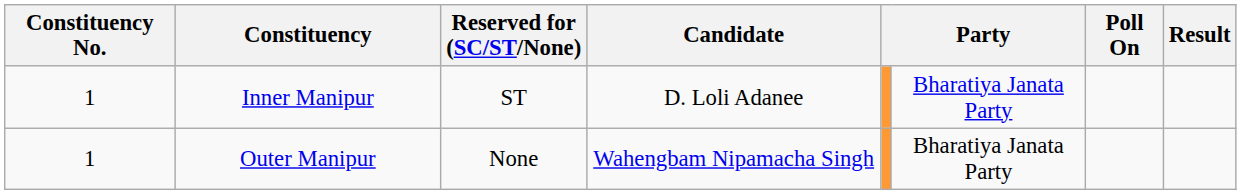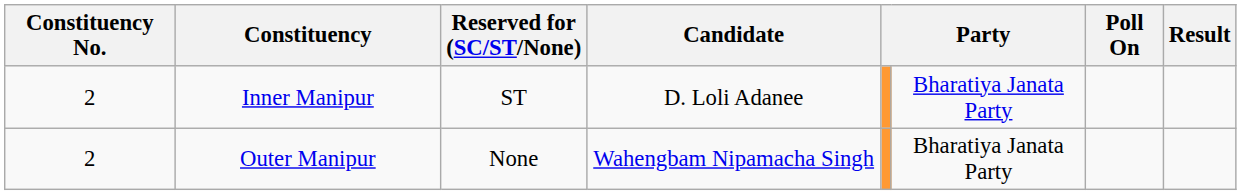(90, 96) 1 -> (90, 96) 2
(90, 158) 1 -> (90, 158) 2
